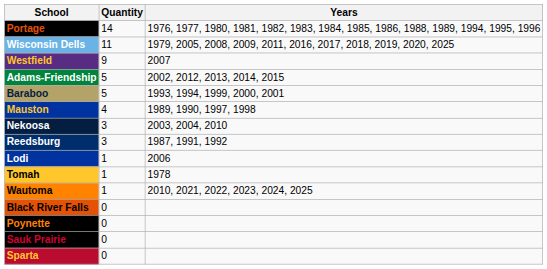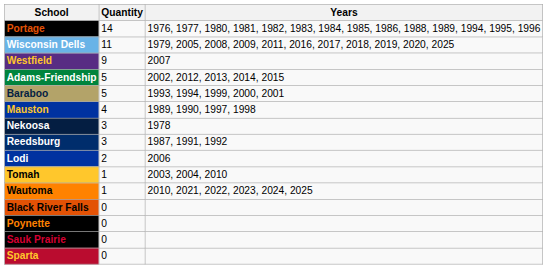(187, 126) 2003, 2004, 2010 -> (159, 126) 1978
(104, 158) 1 -> (104, 158) 2
(159, 175) 1978 -> (187, 175) 2003, 2004, 2010
